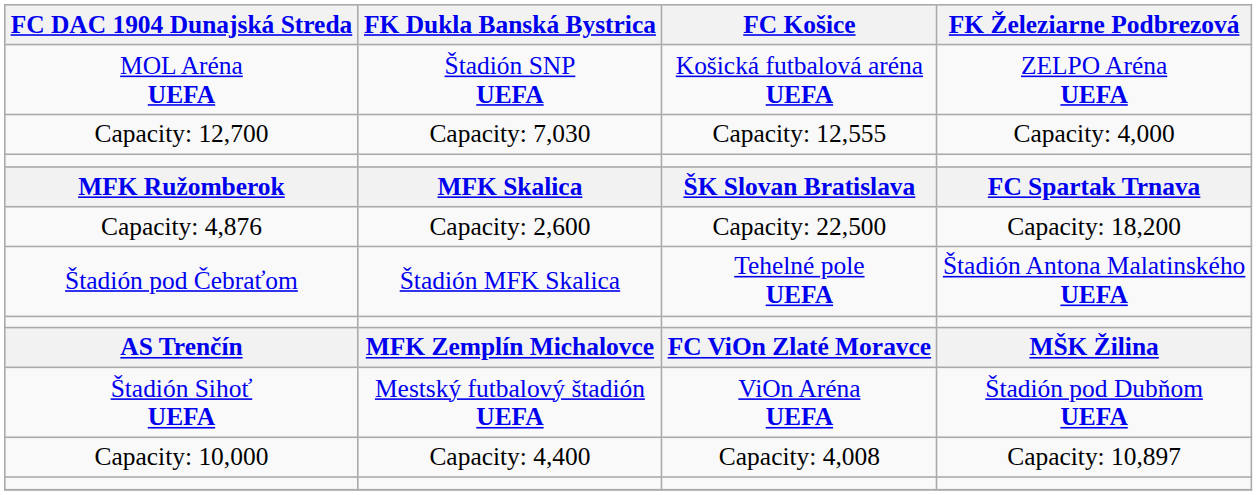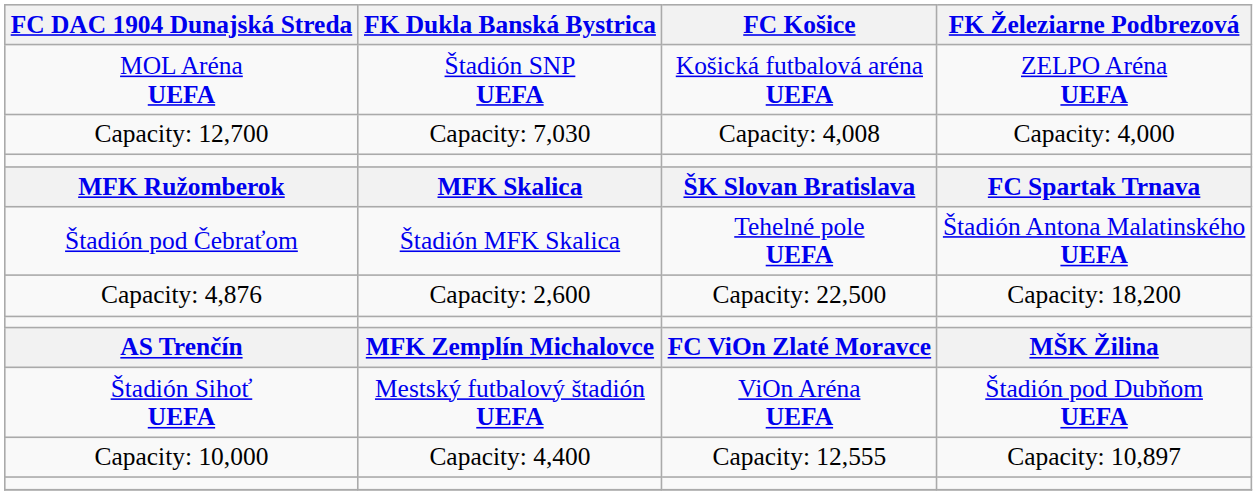(799, 133) Capacity: 12,555 -> (799, 133) Capacity: 4,008
rows swapped: (181, 281) <-> (181, 226)
(799, 456) Capacity: 4,008 -> (799, 456) Capacity: 12,555
